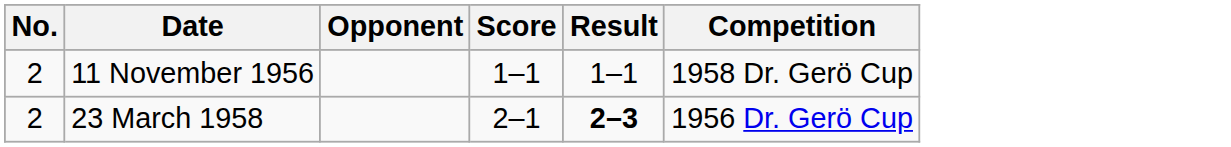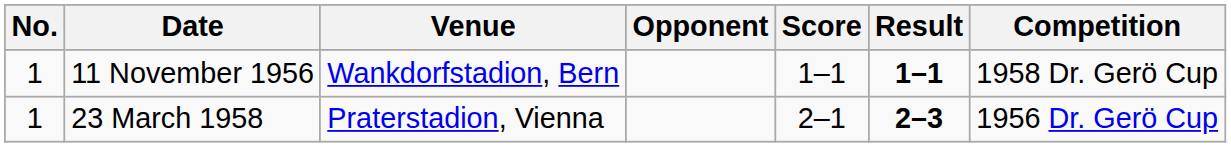+ column: (473, 27)
(35, 73) 2 -> (35, 73) 1
(614, 73) normal -> (919, 73) bold
(35, 118) 2 -> (35, 118) 1
